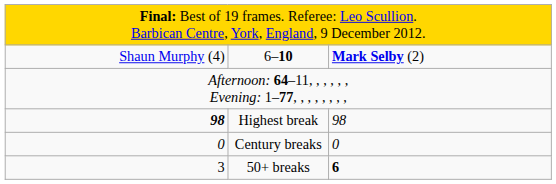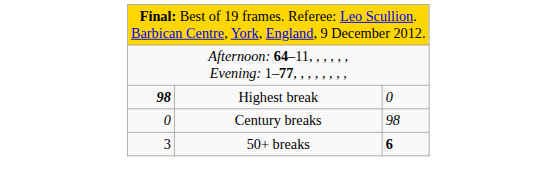- row: (278, 56)
(339, 120) 98 -> (389, 97) 0
(335, 144) 0 -> (393, 120) 98
